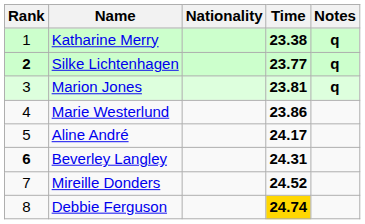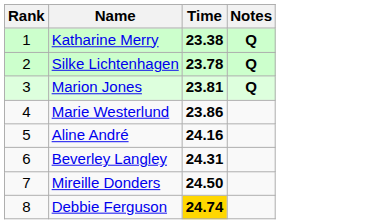- column: (224, 16)
(335, 40) q -> (251, 40) Q
(26, 64) bold -> (26, 64) normal
(288, 64) 23.77 -> (205, 64) 23.78
(335, 64) q -> (251, 64) Q
(335, 87) q -> (251, 87) Q
(288, 135) 24.17 -> (205, 135) 24.16
(26, 159) bold -> (26, 159) normal
(288, 183) 24.52 -> (205, 183) 24.50
